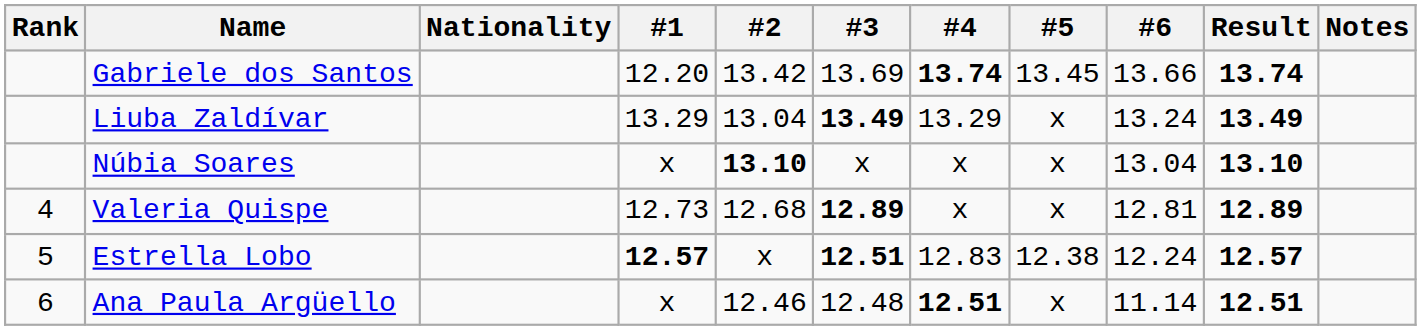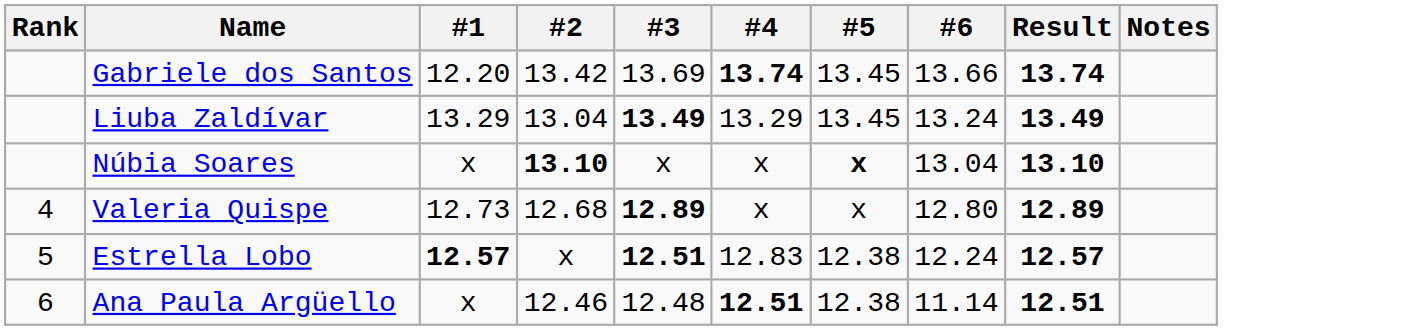- column: (519, 28)
(1058, 119) x -> (859, 119) 13.45
(1058, 165) normal -> (859, 165) bold
(1155, 211) 12.81 -> (956, 211) 12.80
(1058, 303) x -> (859, 303) 12.38
